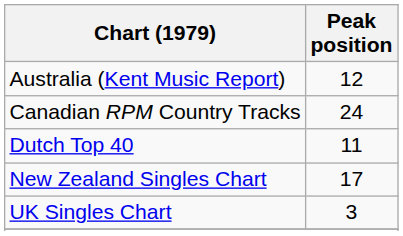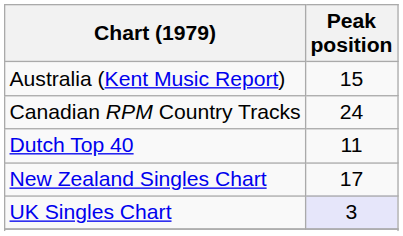(351, 78) 12 -> (351, 78) 15
(351, 212) no background -> (351, 212) lavender background
